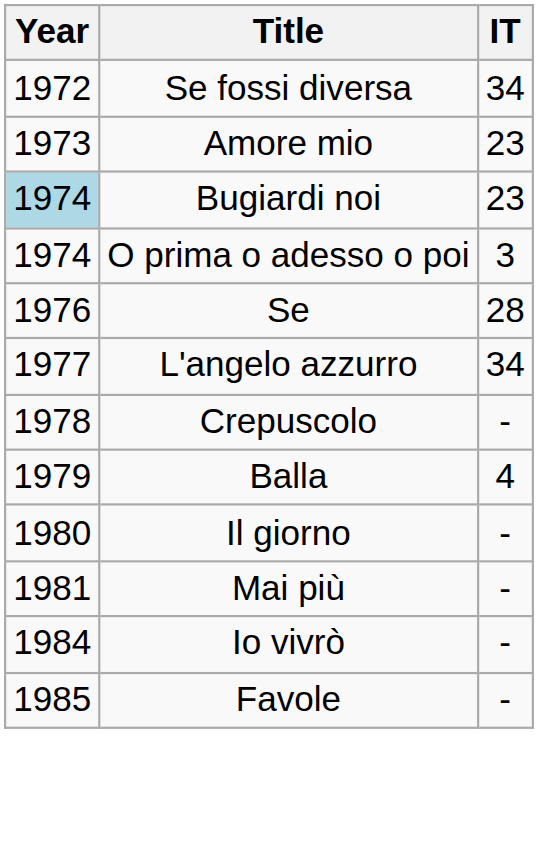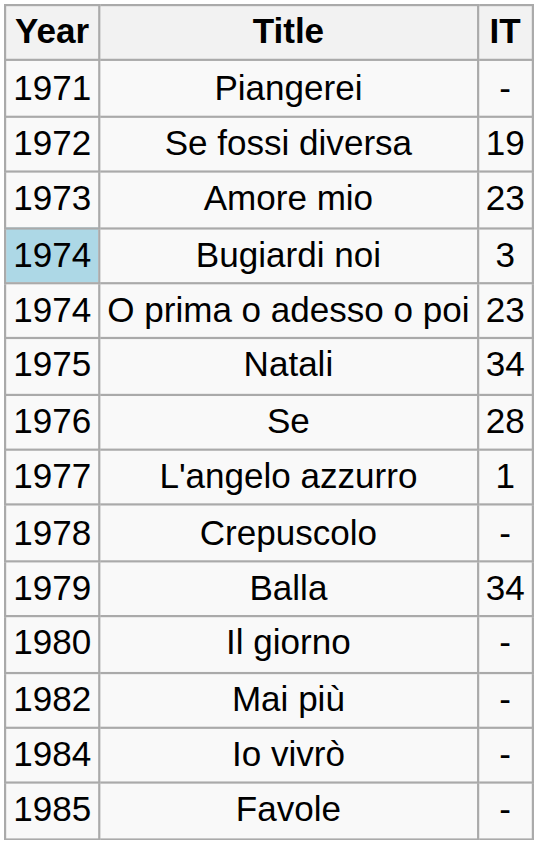+ row: (288, 87)
(505, 87) 34 -> (505, 143) 19
(505, 198) 23 -> (505, 254) 3
(505, 254) 3 -> (505, 310) 23
+ row: (288, 365)
(505, 365) 34 -> (505, 476) 1
(505, 476) 4 -> (505, 587) 34
(52, 587) 1981 -> (52, 699) 1982
